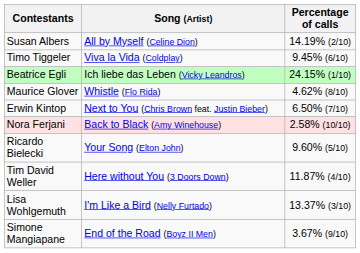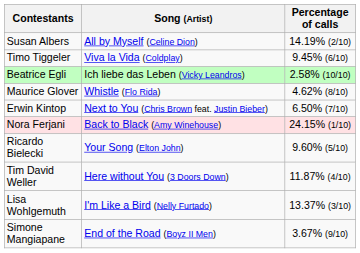(320, 74) 24.15% (1/10) -> (320, 74) 2.58% (10/10)
(320, 125) 2.58% (10/10) -> (320, 125) 24.15% (1/10)
